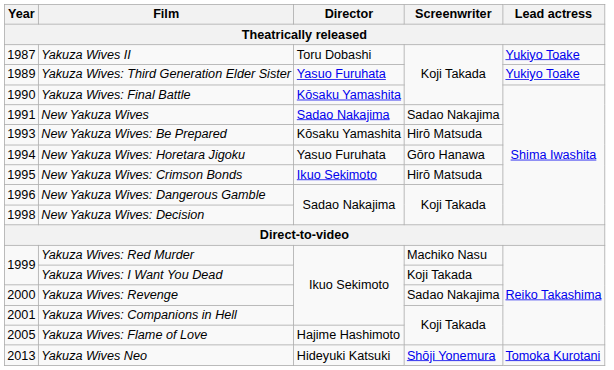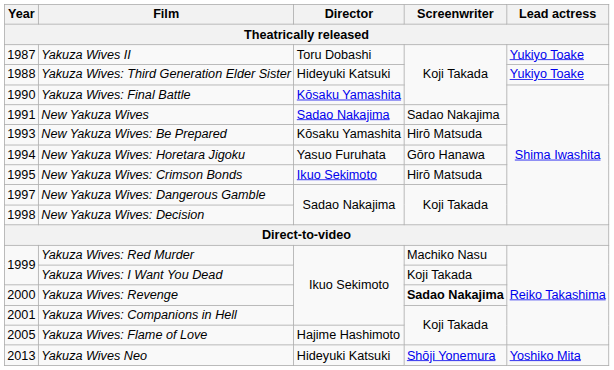(21, 74) 1989 -> (21, 74) 1988
(341, 74) Yasuo Furuhata -> (344, 74) Hideyuki Katsuki
(21, 194) 1996 -> (21, 194) 1997
(453, 295) normal -> (455, 295) bold
(553, 355) Tomoka Kurotani -> (545, 355) Yoshiko Mita
